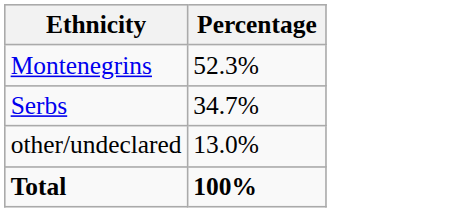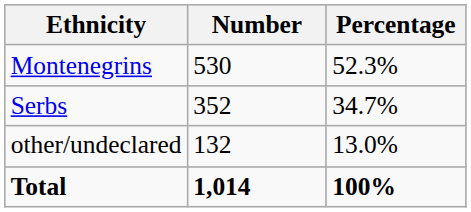+ column: (257, 24)
